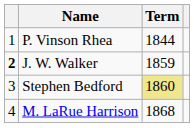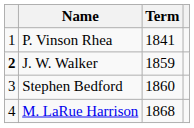(160, 39) 1844 -> (160, 39) 1841
(160, 87) khaki background -> (160, 87) no background
